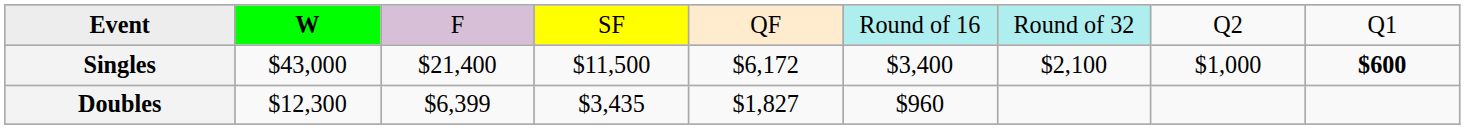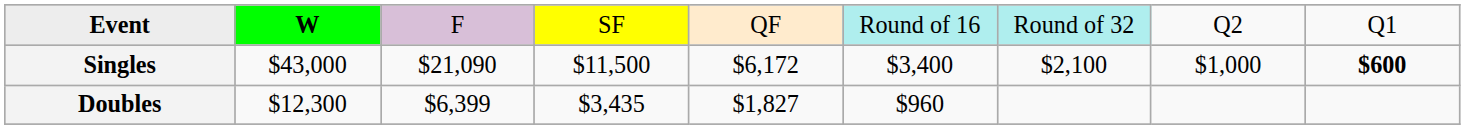(457, 64) $21,400 -> (457, 64) $21,090
